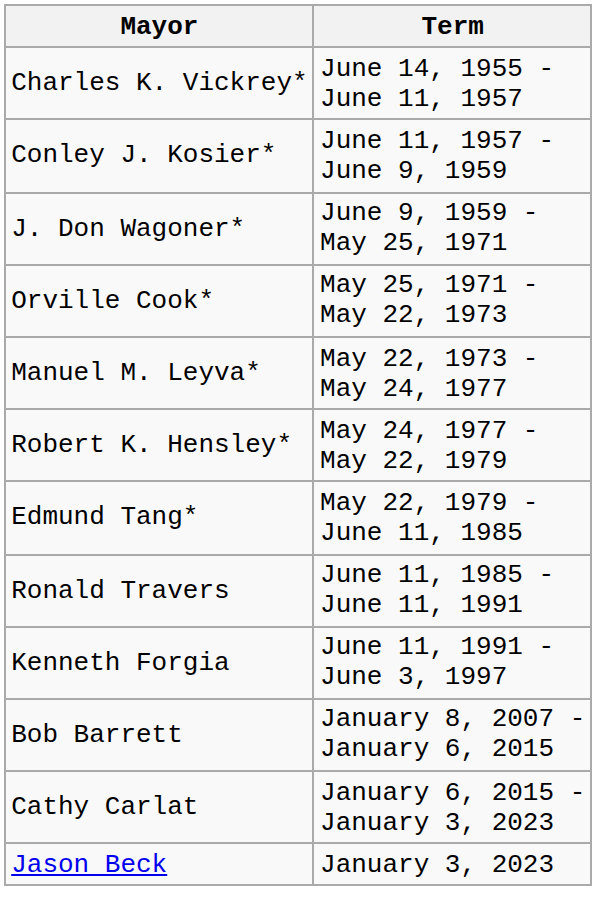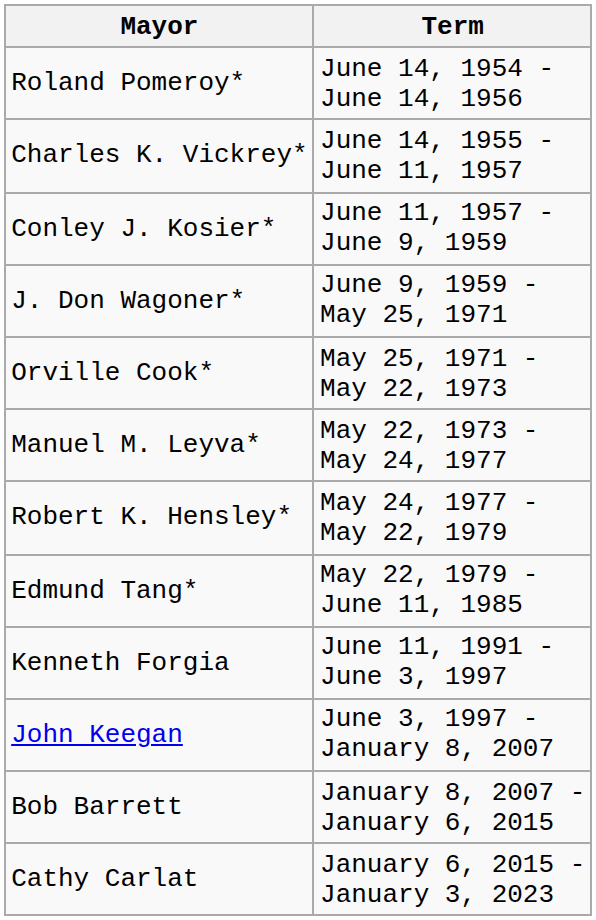+ row: (128, 84)
- row: (120, 590)
+ row: (97, 735)
- row: (89, 865)
